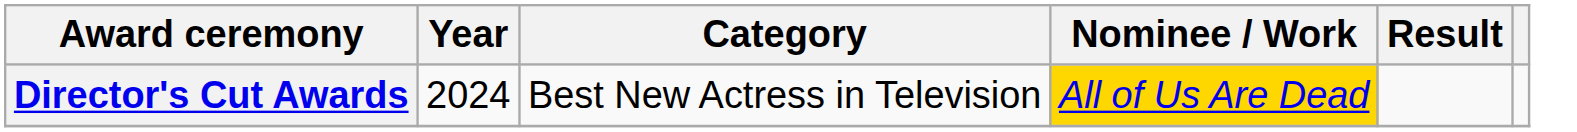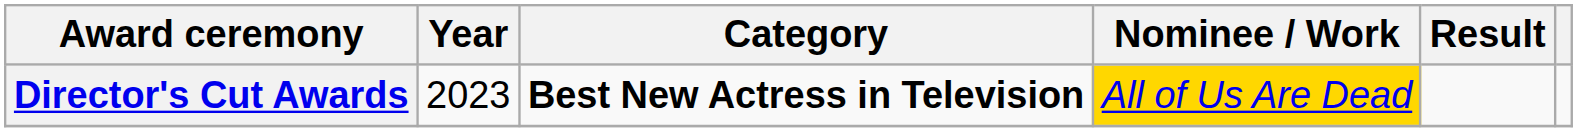(468, 94) 2024 -> (468, 94) 2023
(785, 94) normal -> (806, 94) bold
